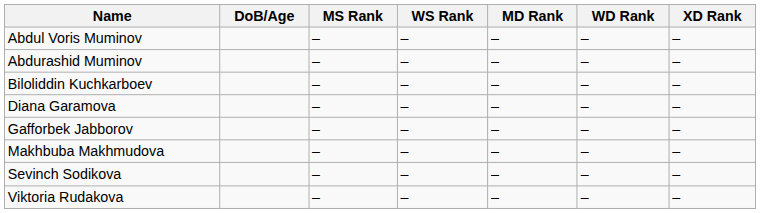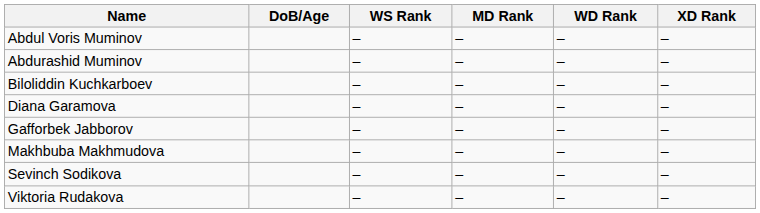- column: (353, 16)
